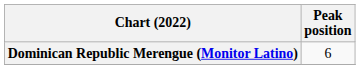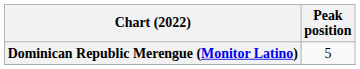(328, 53) 6 -> (328, 53) 5
